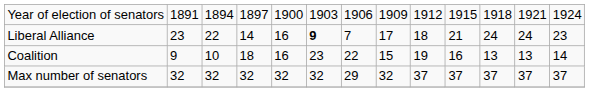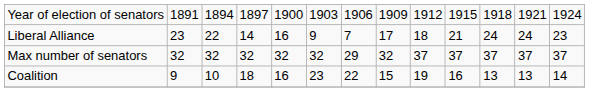(313, 35) bold -> (313, 35) normal
rows swapped: (33, 55) <-> (77, 76)
